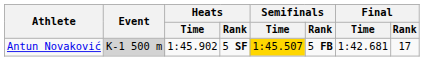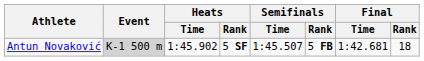(278, 47) gold background -> (278, 47) no background
(405, 47) 17 -> (405, 47) 18
